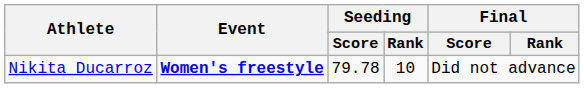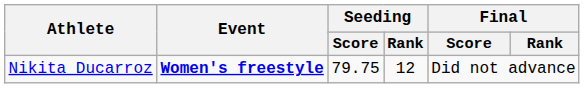(356, 69) 79.78 -> (356, 69) 79.75
(405, 69) 10 -> (405, 69) 12
